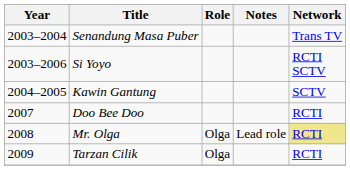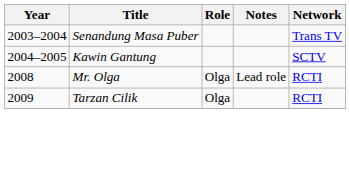- row: (92, 63)
- row: (108, 112)
(307, 133) khaki background -> (307, 77) no background
